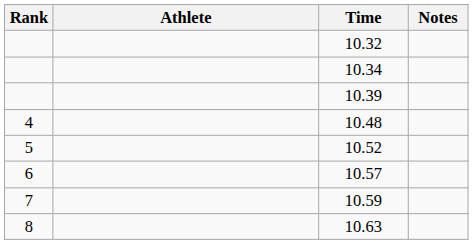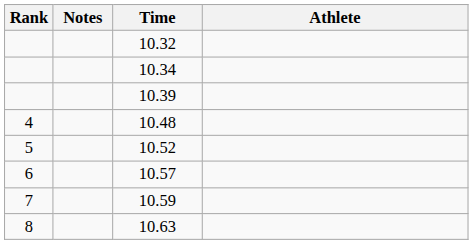columns swapped: (186, 17) <-> (438, 17)
